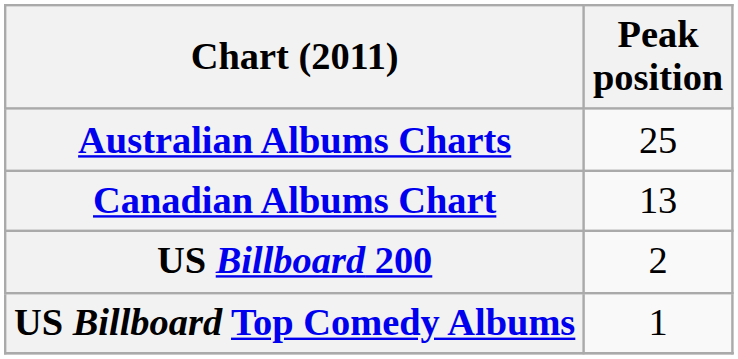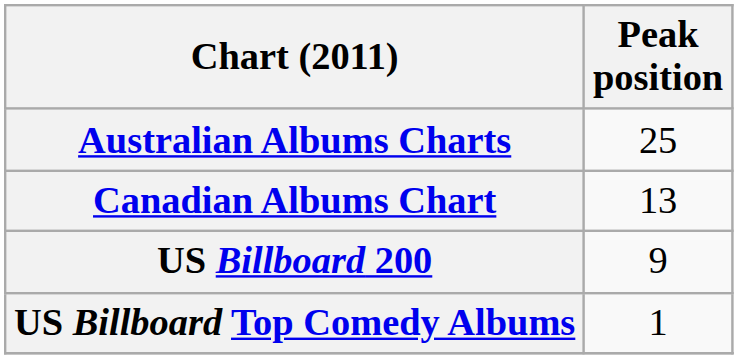(658, 260) 2 -> (658, 260) 9
